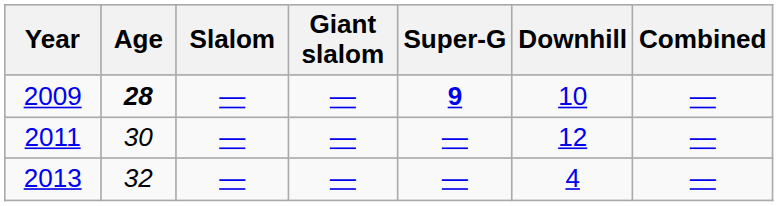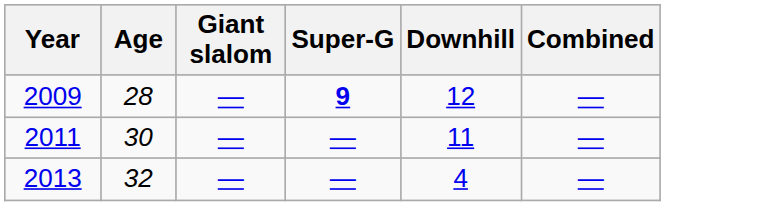- column: (232, 39)
(138, 95) bold -> (138, 95) normal
(573, 95) 10 -> (461, 95) 12
(573, 137) 12 -> (461, 137) 11
